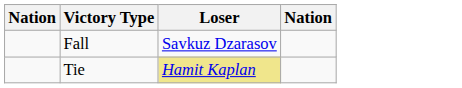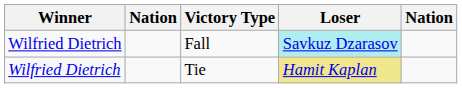+ column: (65, 17)
(219, 43) no background -> (340, 43) paleturquoise background
